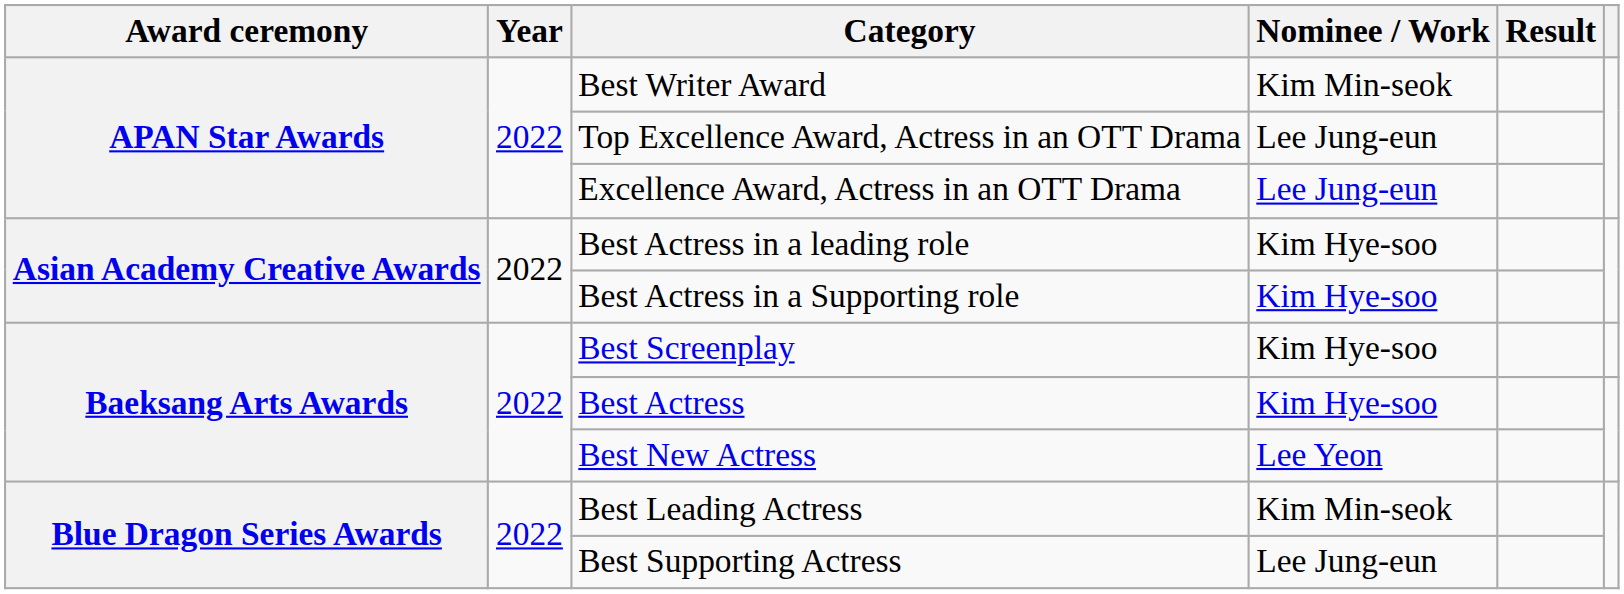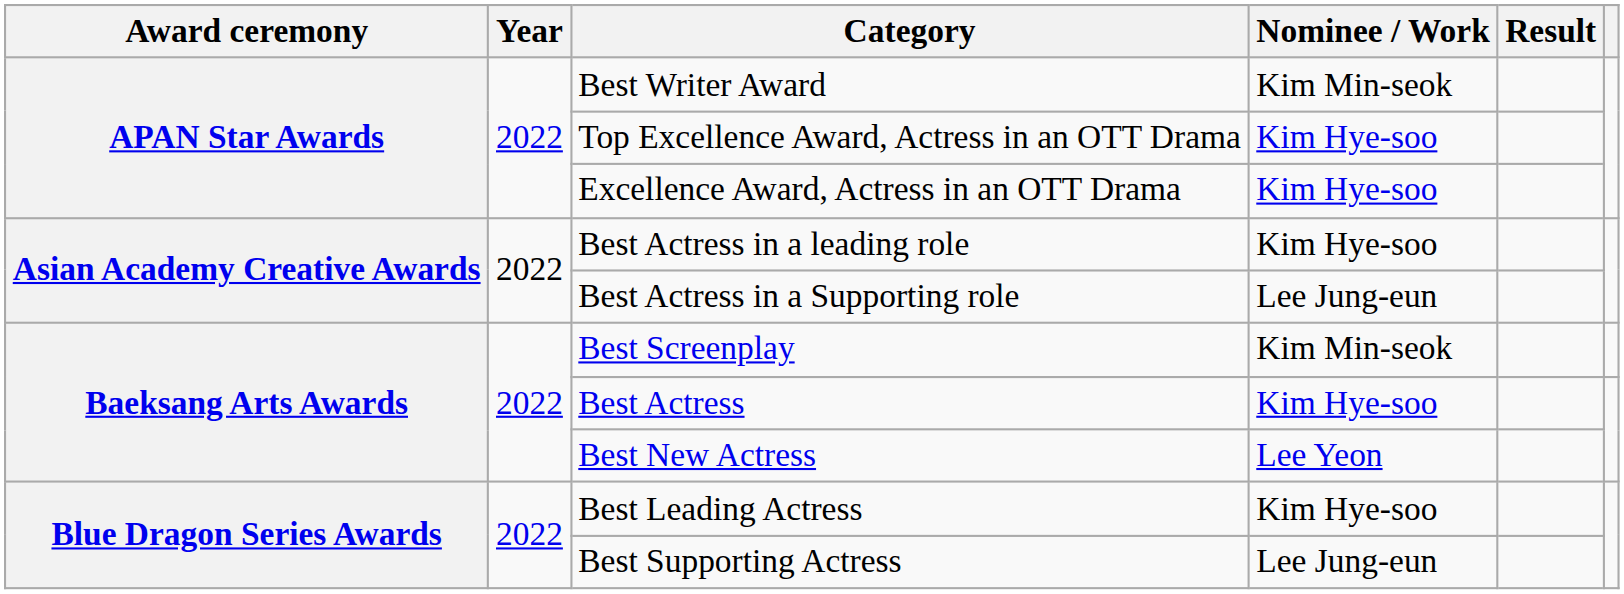(1347, 137) Lee Jung-eun -> (1347, 137) Kim Hye-soo
(1347, 190) Lee Jung-eun -> (1347, 190) Kim Hye-soo
(1347, 296) Kim Hye-soo -> (1347, 296) Lee Jung-eun
(1347, 349) Kim Hye-soo -> (1354, 349) Kim Min-seok
(1354, 508) Kim Min-seok -> (1347, 508) Kim Hye-soo
